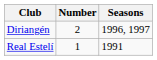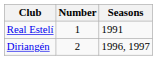rows swapped: (28, 30) <-> (30, 47)
